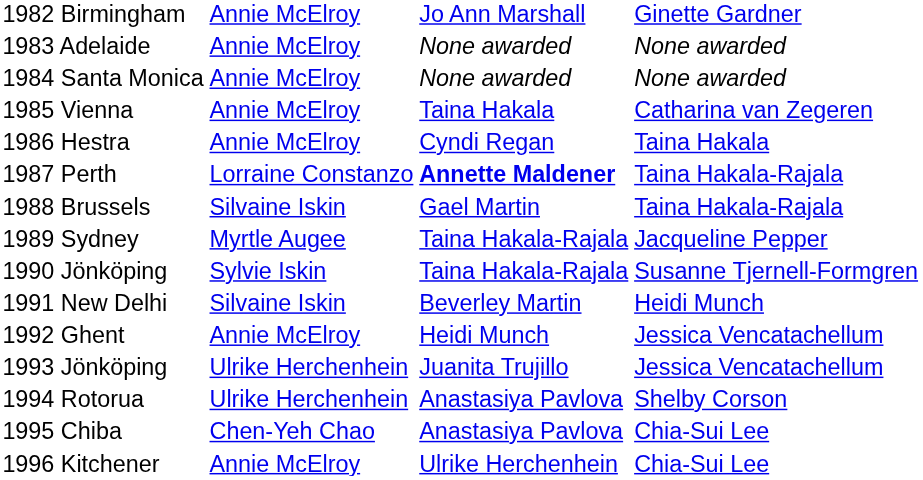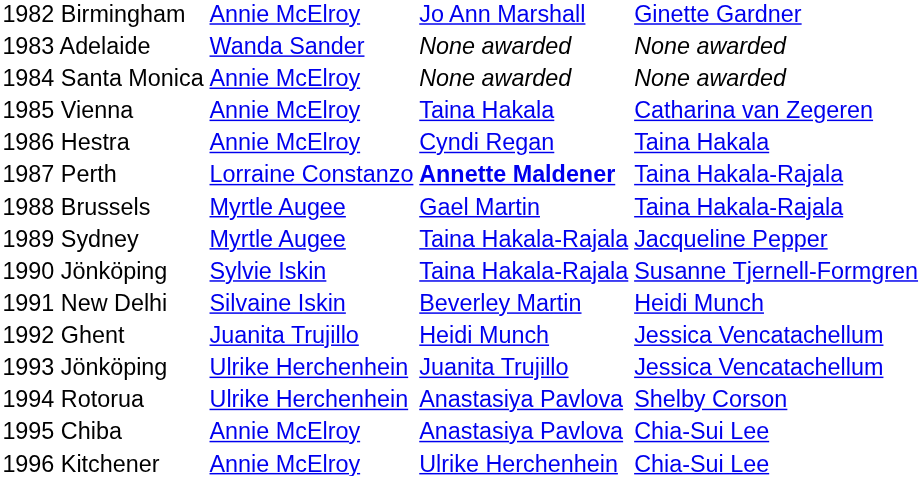(285, 46) Annie McElroy -> (287, 46) Wanda Sander
(278, 207) Silvaine Iskin -> (278, 207) Myrtle Augee
(285, 335) Annie McElroy -> (284, 335) Juanita Trujillo
(292, 431) Chen-Yeh Chao -> (285, 431) Annie McElroy
